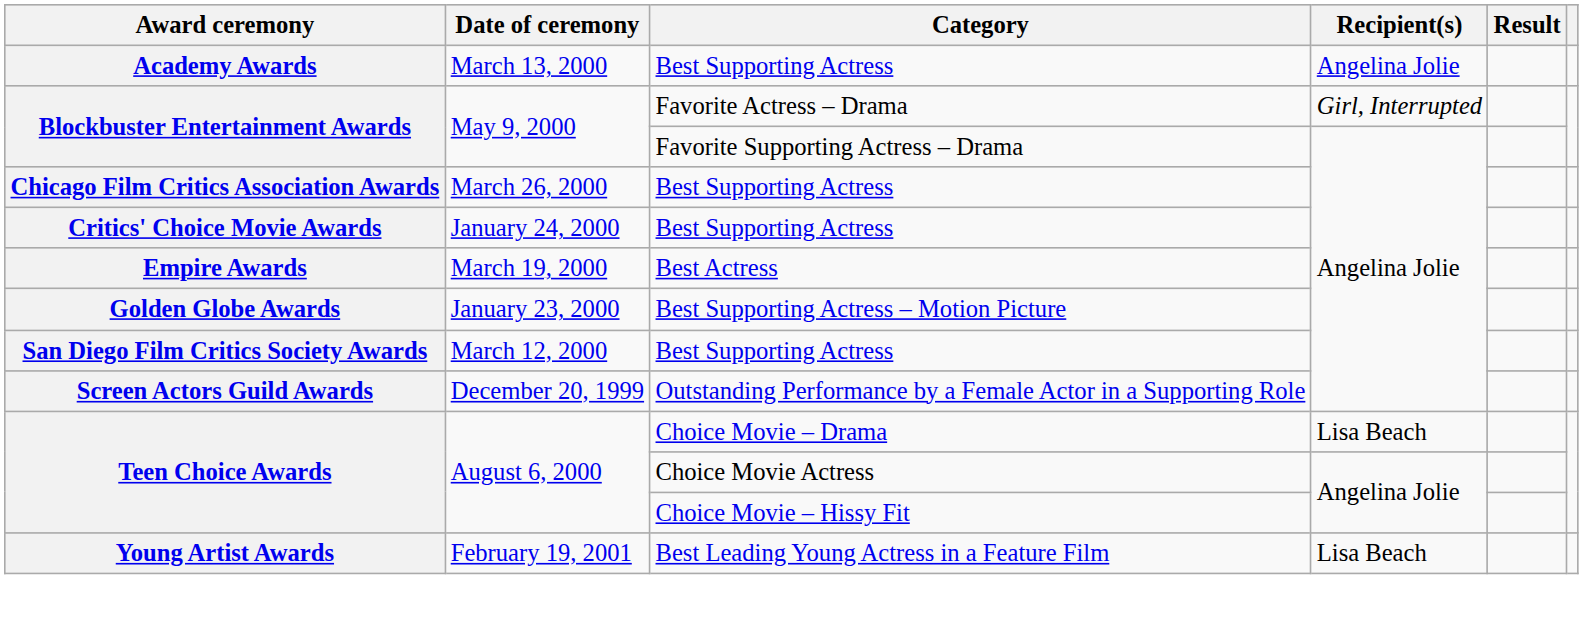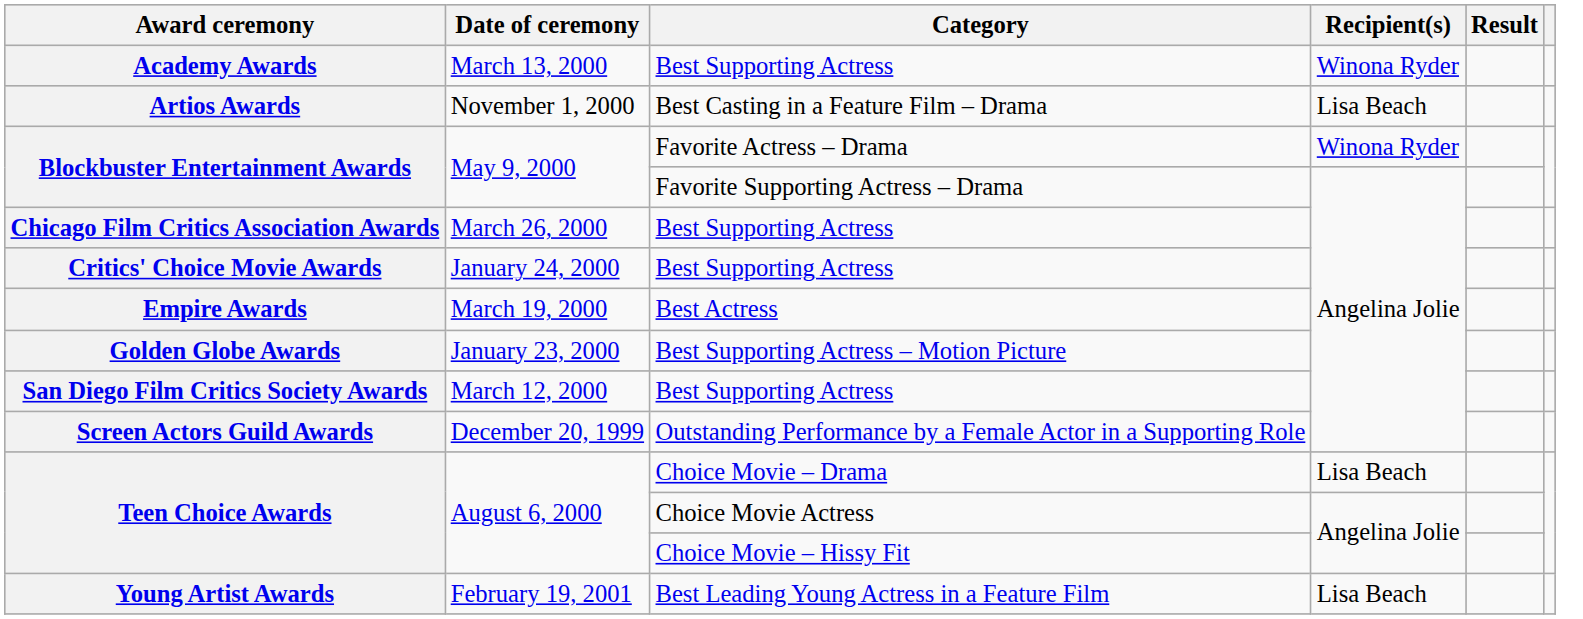(1388, 65) Angelina Jolie -> (1388, 65) Winona Ryder
+ row: (225, 106)
(1399, 106) Girl, Interrupted -> (1388, 146) Winona Ryder
